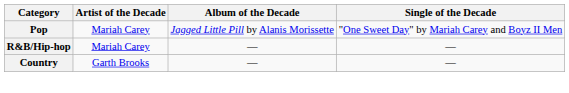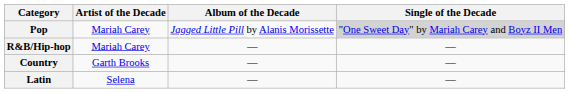(451, 29) no background -> (451, 29) lightgrey background
+ row: (39, 79)
